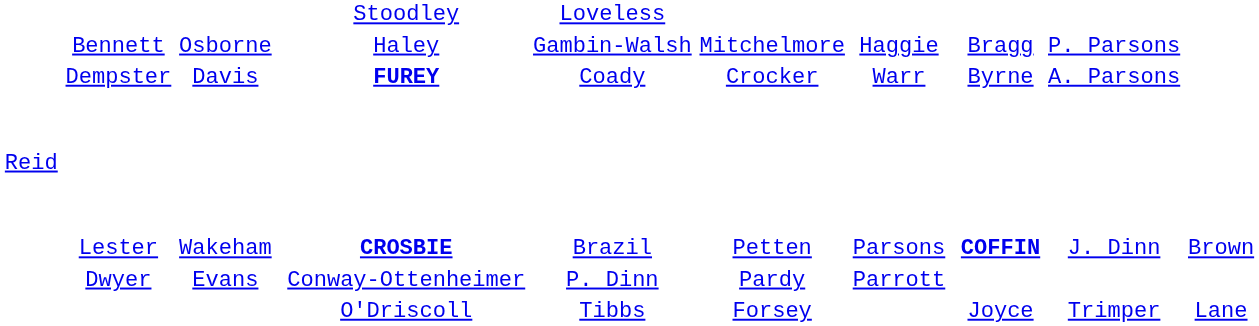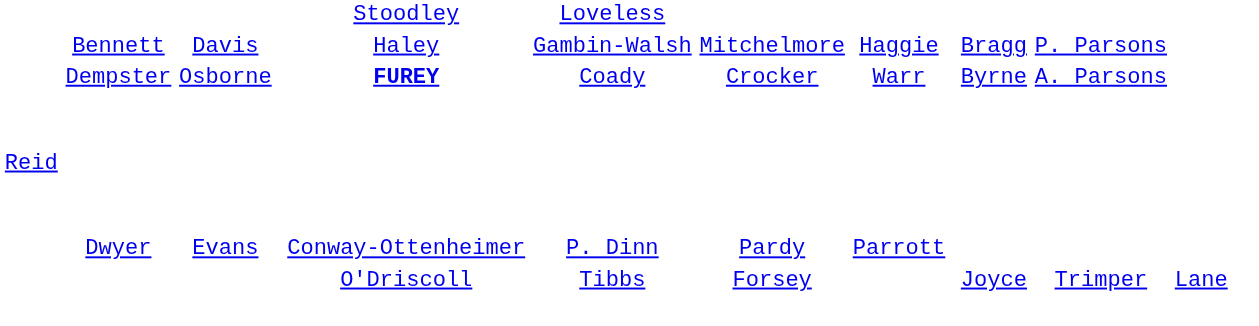(225, 46) Osborne -> (225, 46) Davis
(225, 77) Davis -> (225, 77) Osborne
- row: (31, 249)
